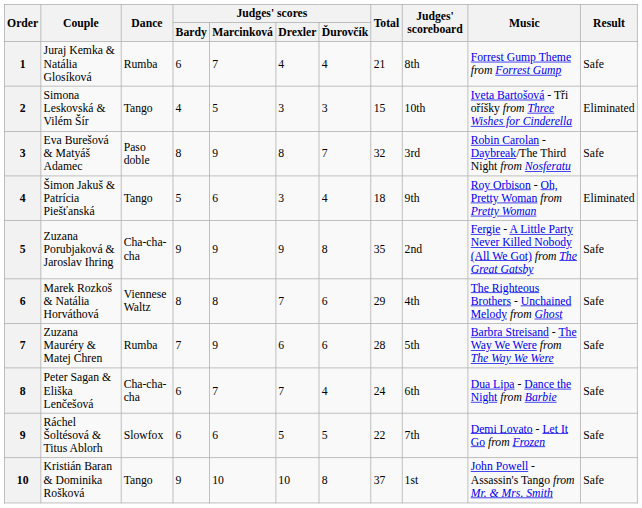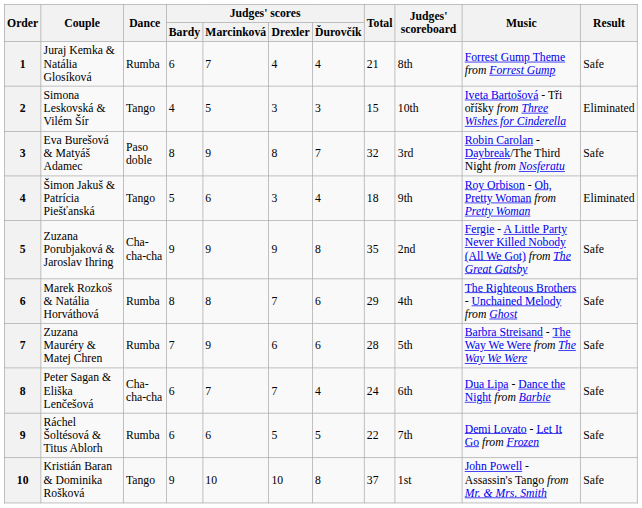(145, 301) Viennese Waltz -> (143, 301) Rumba
(143, 435) Slowfox -> (143, 435) Rumba
